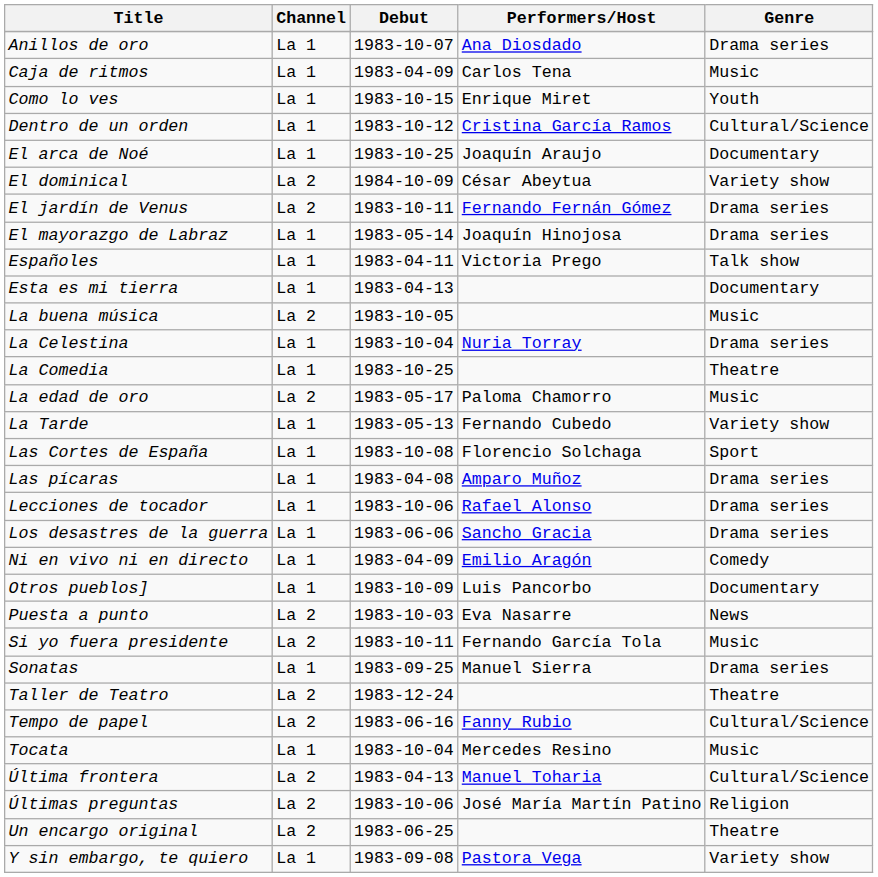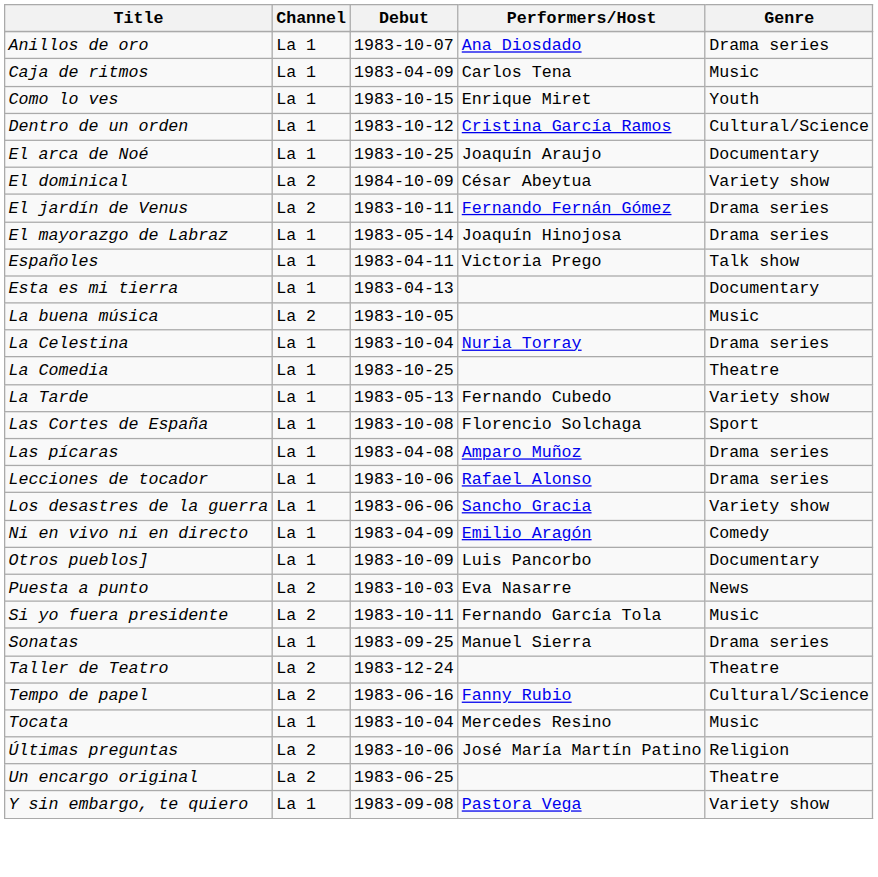- row: (78, 398)
(769, 533) Drama series -> (769, 506) Variety show
- row: (83, 778)
